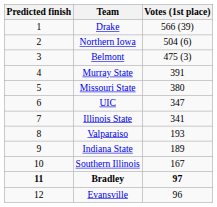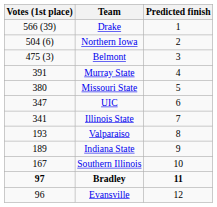columns swapped: (39, 12) <-> (177, 12)
